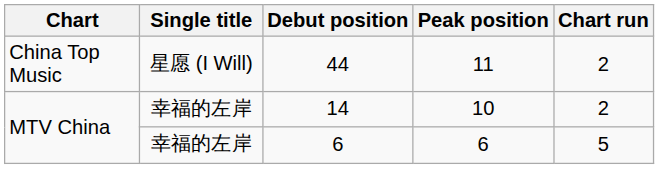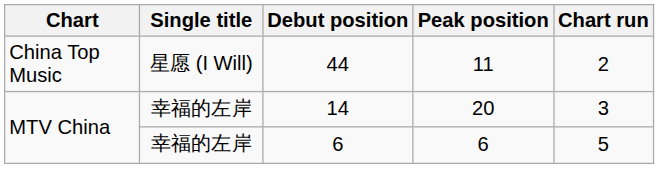(483, 109) 10 -> (483, 109) 20
(603, 109) 2 -> (603, 109) 3
